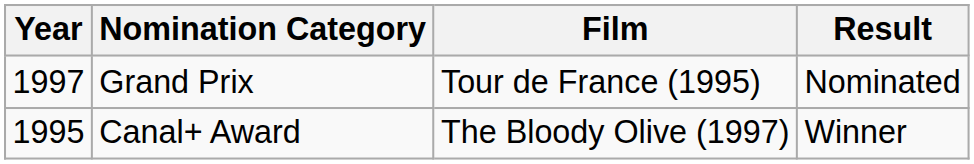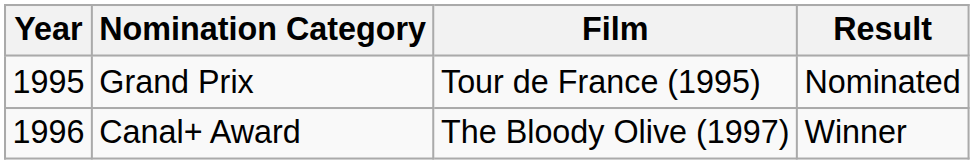(48, 81) 1997 -> (48, 81) 1995
(48, 132) 1995 -> (48, 132) 1996
